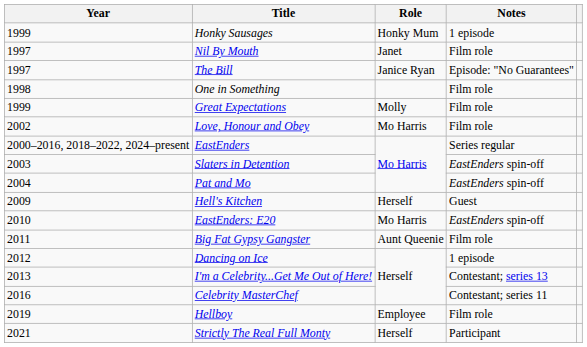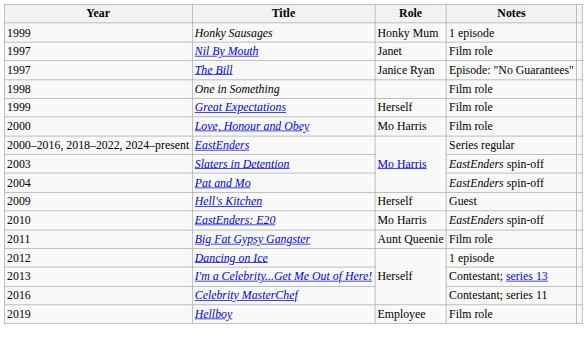(392, 107) Molly -> (395, 107) Herself
(19, 126) 2002 -> (19, 126) 2000
- row: (262, 333)
